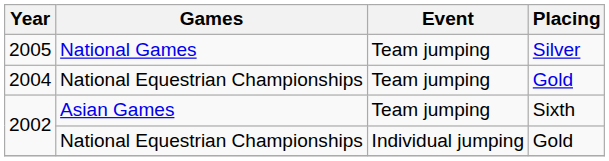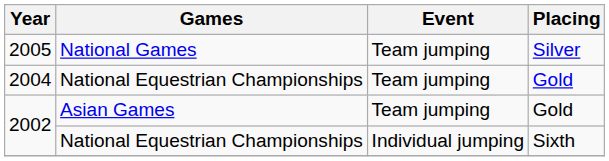(554, 110) Sixth -> (553, 110) Gold
(553, 140) Gold -> (554, 140) Sixth
